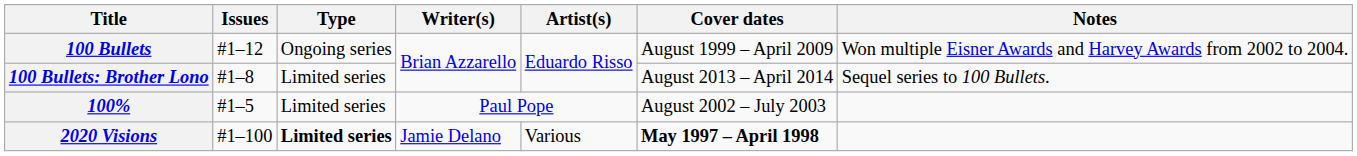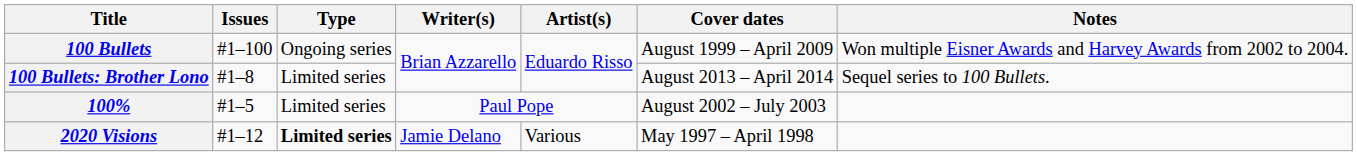(240, 48) #1–12 -> (245, 48) #1–100
(245, 135) #1–100 -> (240, 135) #1–12
(730, 135) bold -> (727, 135) normal
